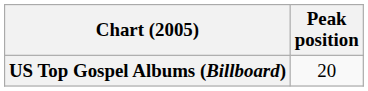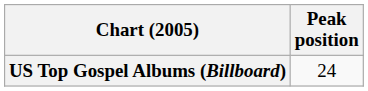(327, 70) 20 -> (327, 70) 24
